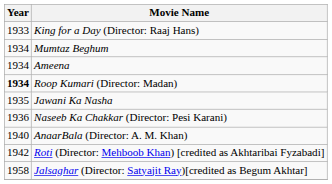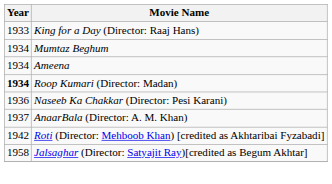- row: (73, 100)
(18, 135) 1940 -> (18, 118) 1937
